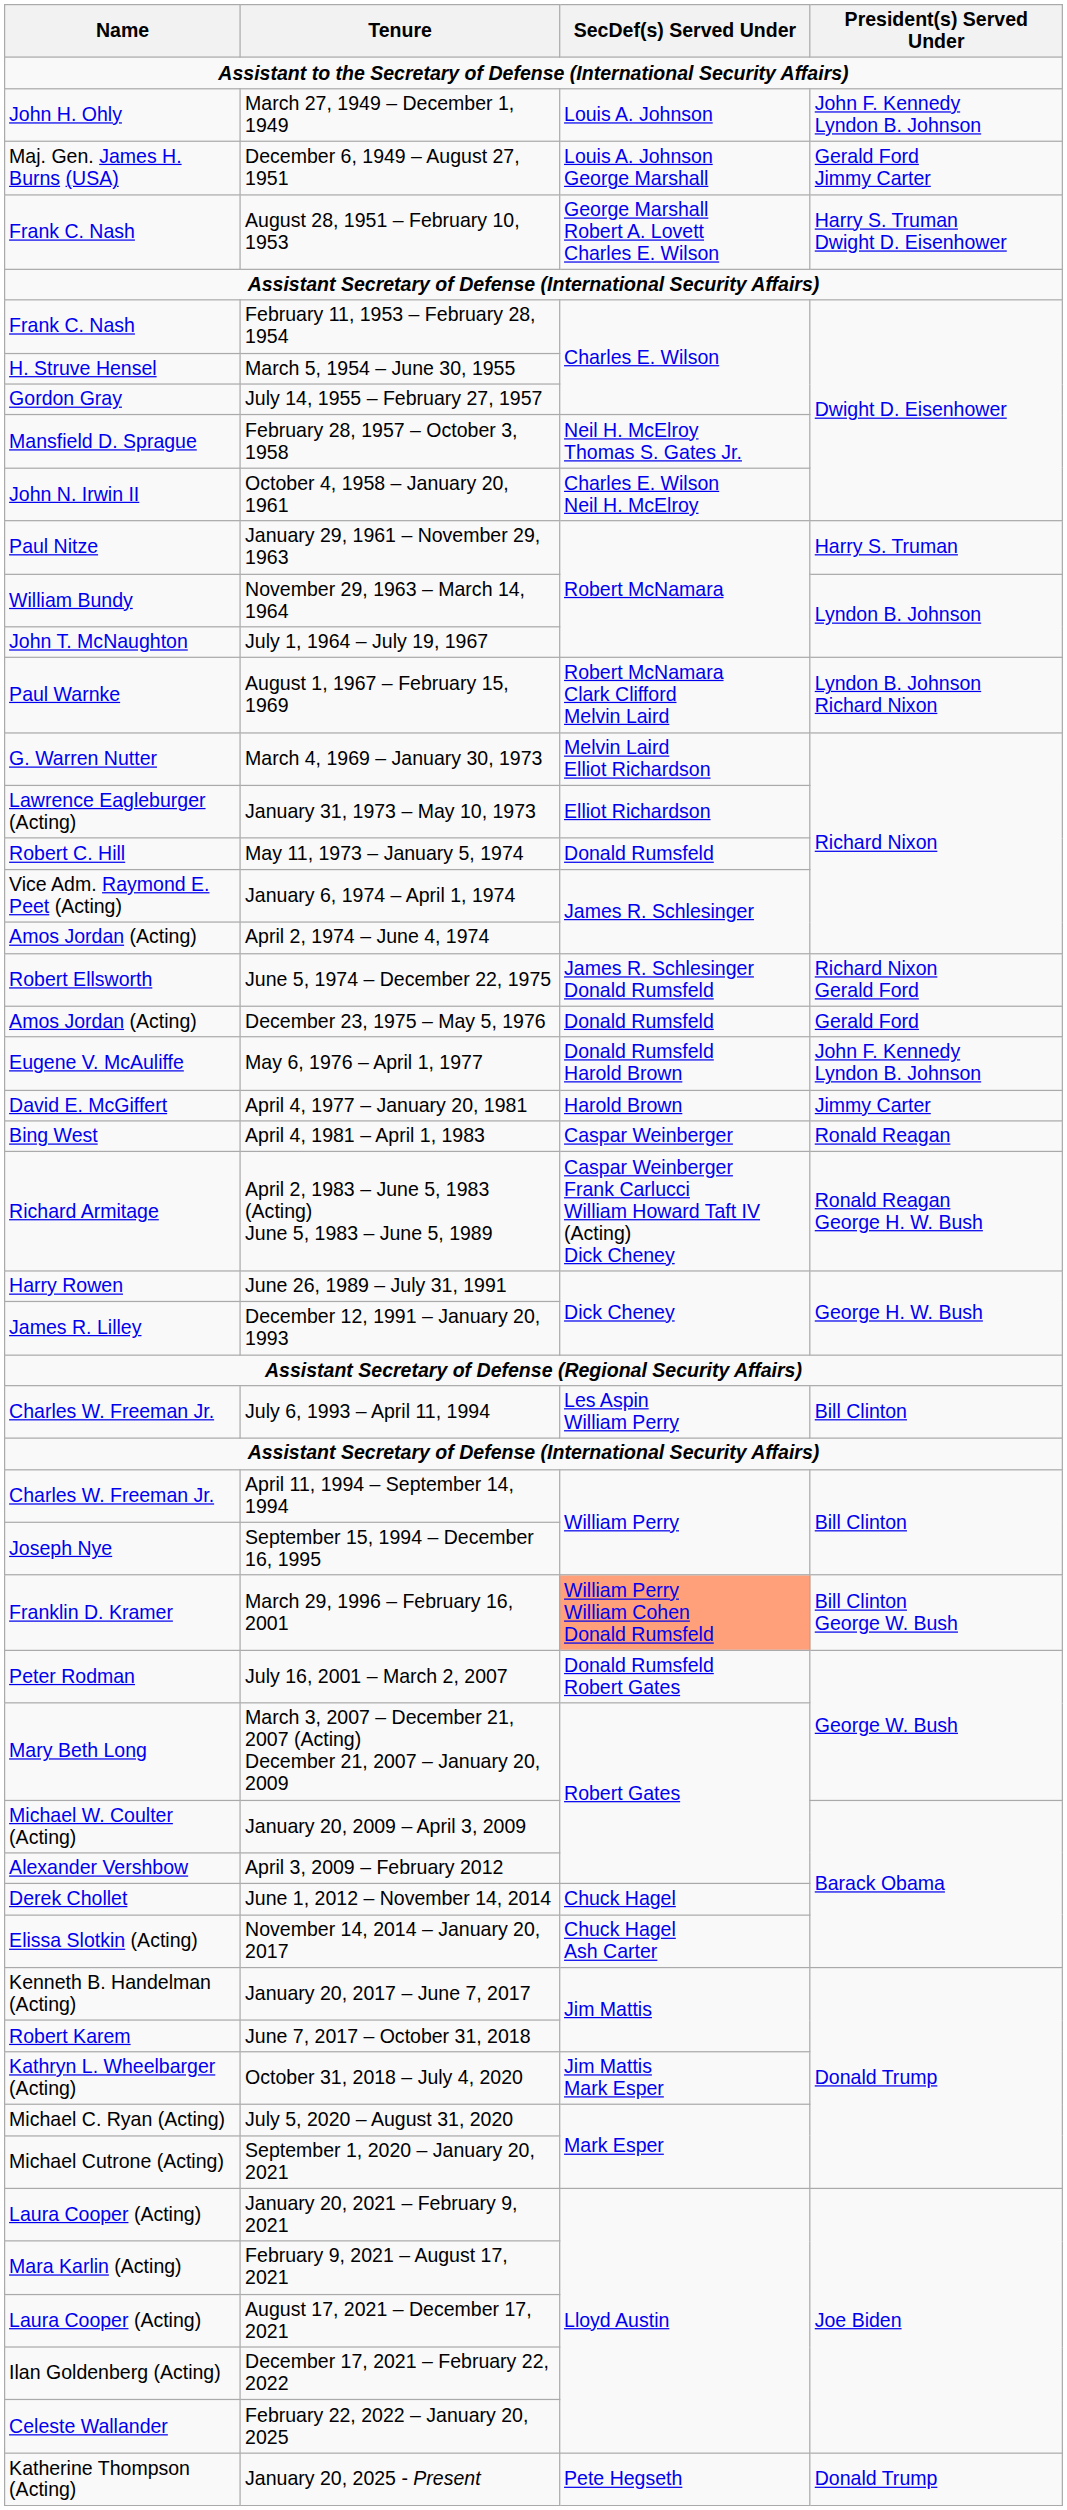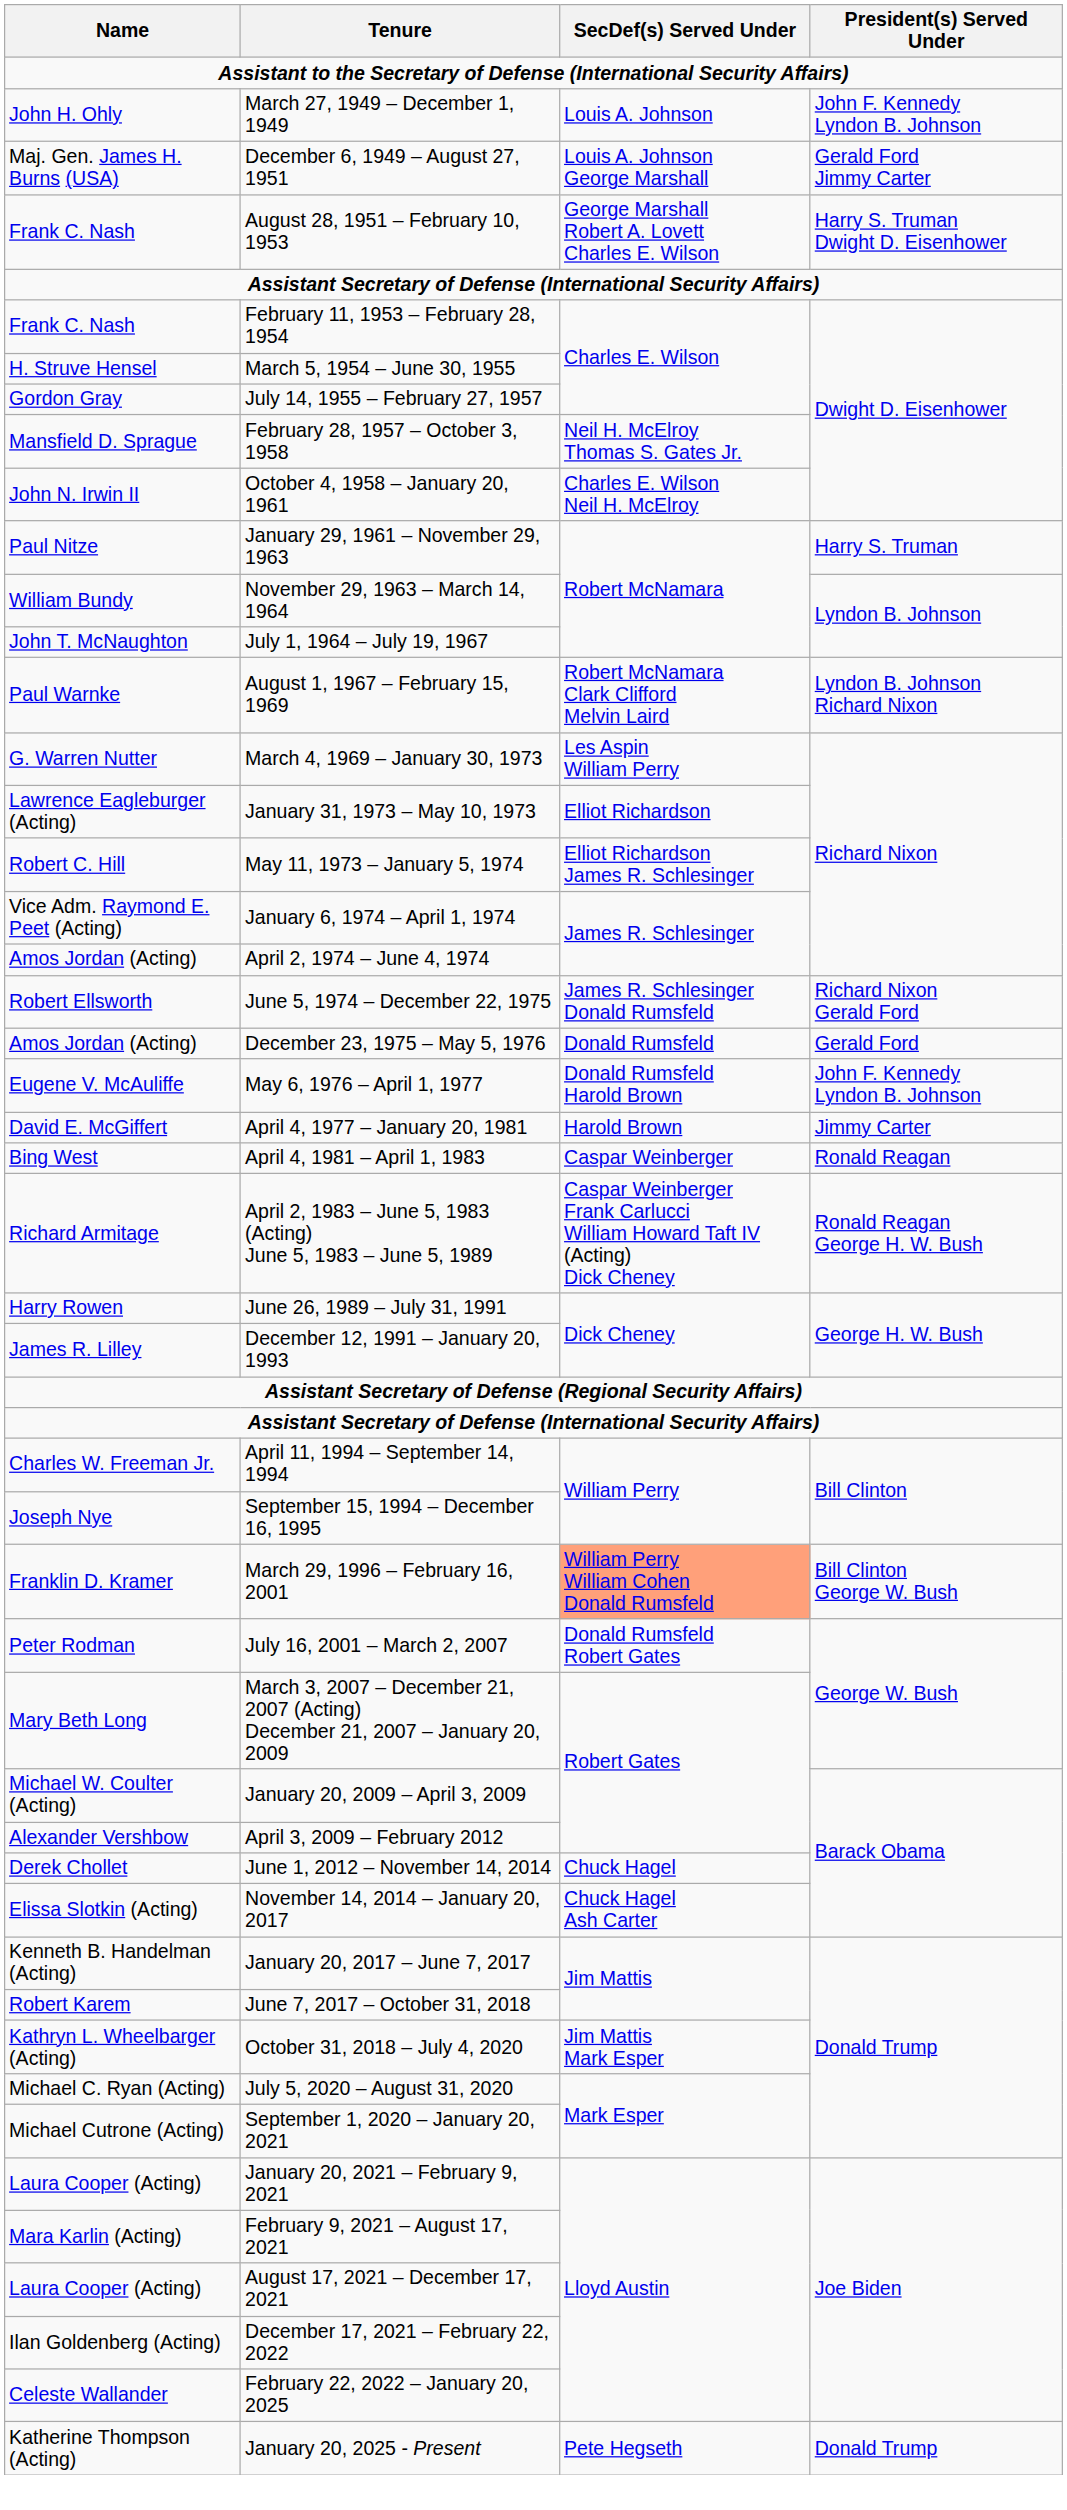(637, 758) Melvin Laird Elliot Richardson -> (622, 758) Les Aspin William Perry
(639, 853) Donald Rumsfeld -> (659, 864) Elliot Richardson James R. Schlesinger
- row: (112, 1411)
